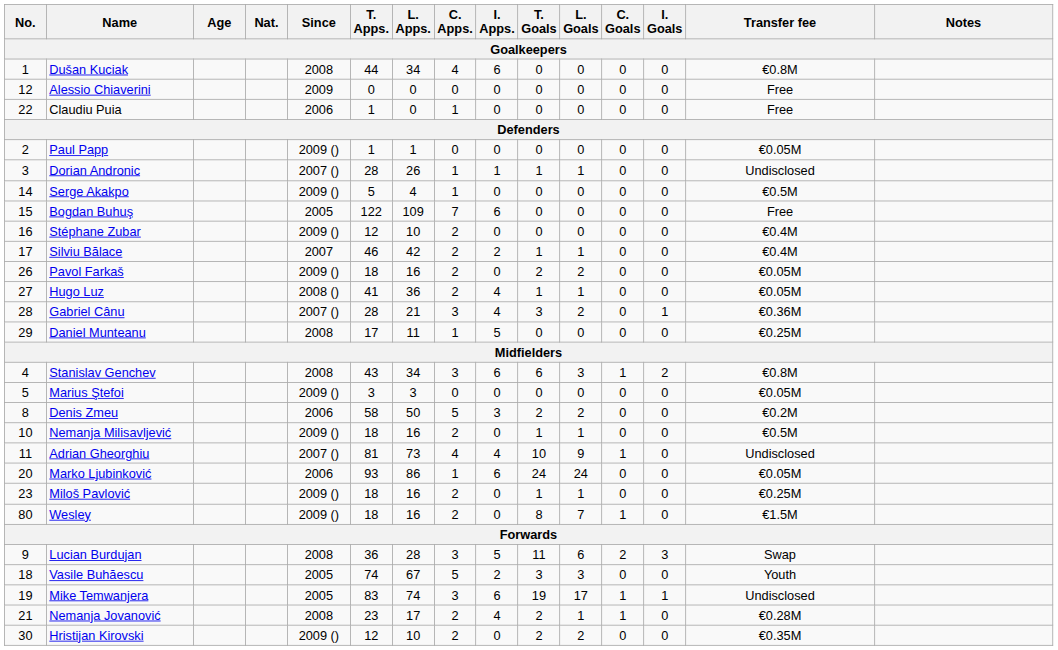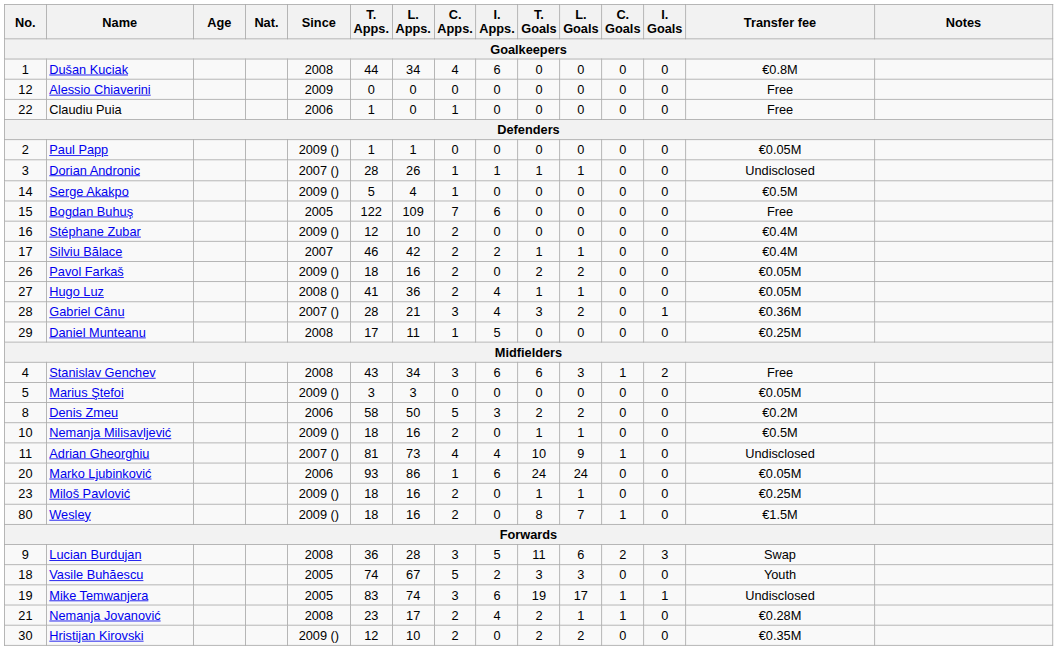(780, 373) €0.8M -> (780, 373) Free
